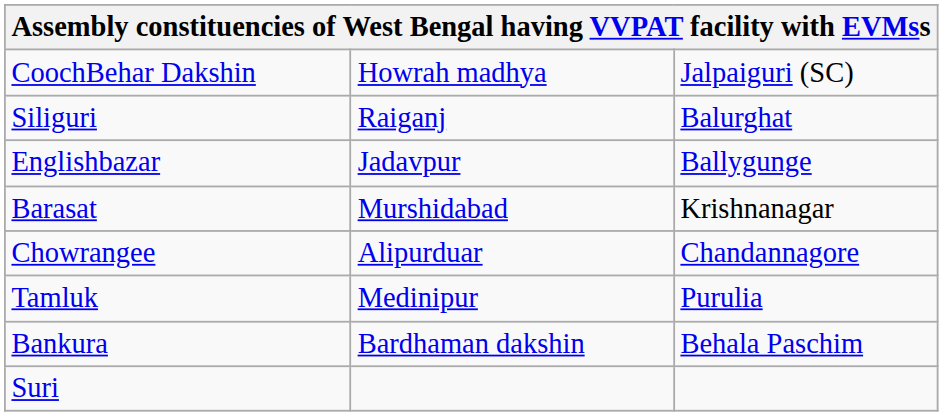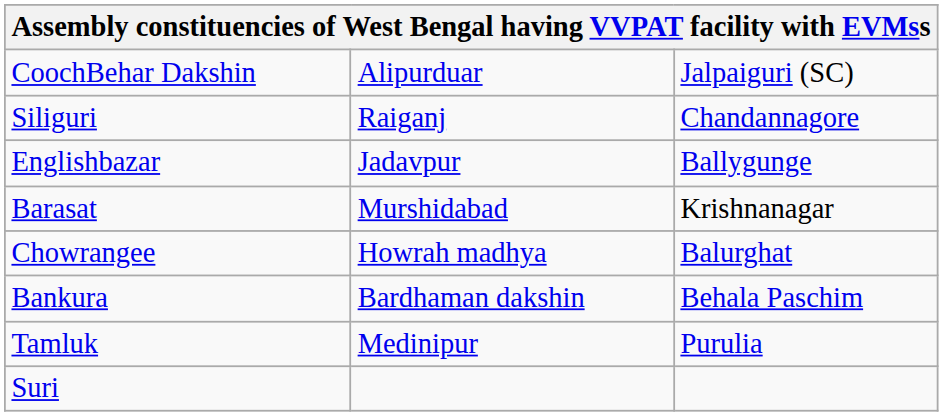(452, 72) Howrah madhya -> (420, 72) Alipurduar
(736, 117) Balurghat -> (770, 117) Chandannagore
(420, 252) Alipurduar -> (452, 252) Howrah madhya
(770, 252) Chandannagore -> (736, 252) Balurghat
rows swapped: (55, 298) <-> (60, 343)
